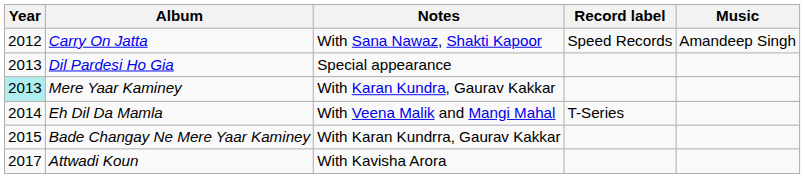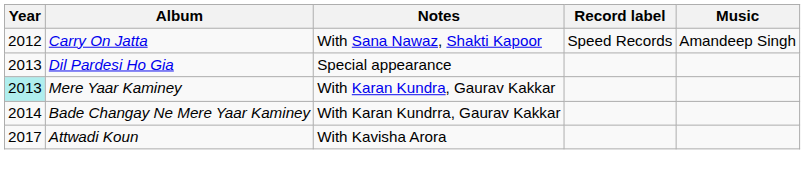- row: (106, 112)
(25, 137) 2015 -> (25, 112) 2014
